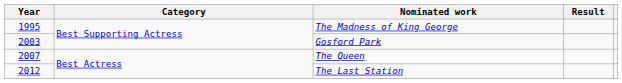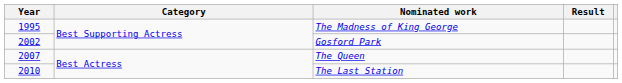(29, 41) 2003 -> (29, 41) 2002
(29, 71) 2012 -> (29, 71) 2010
